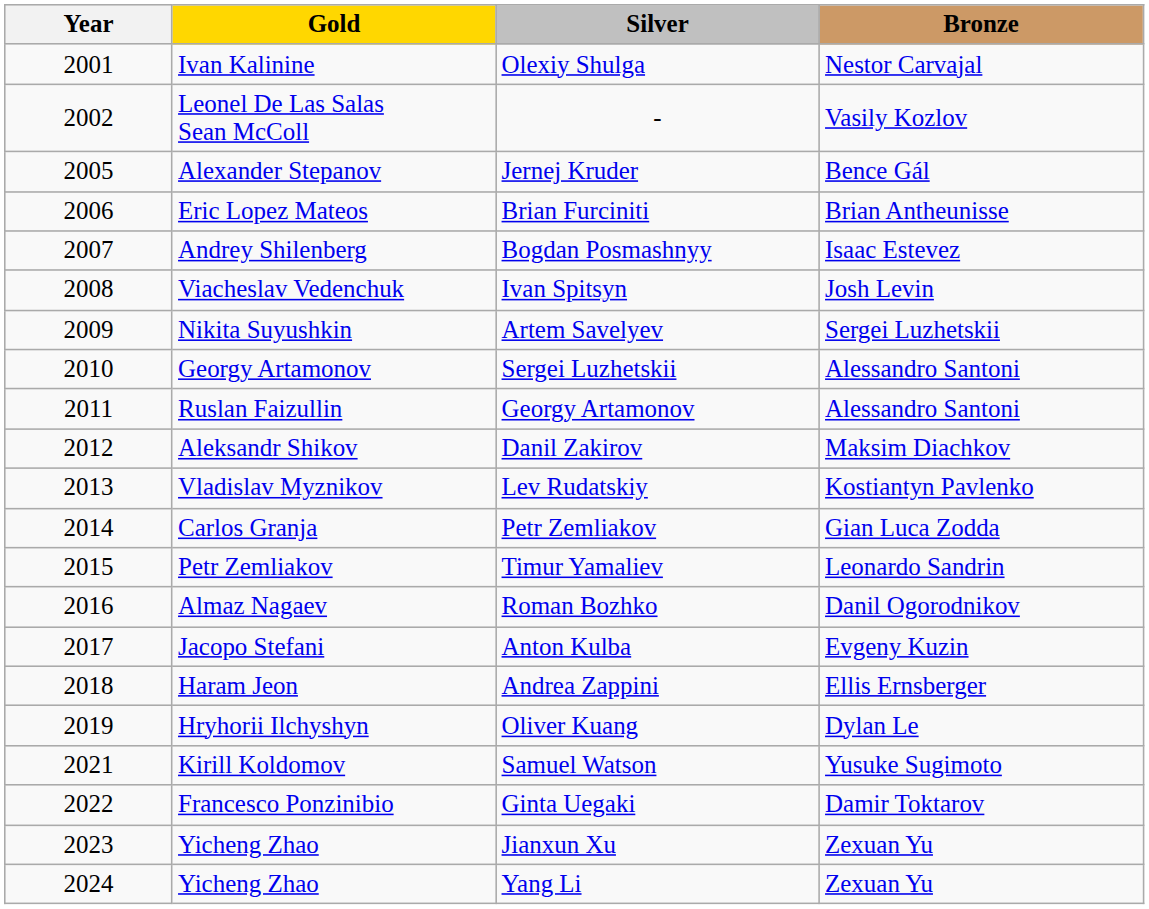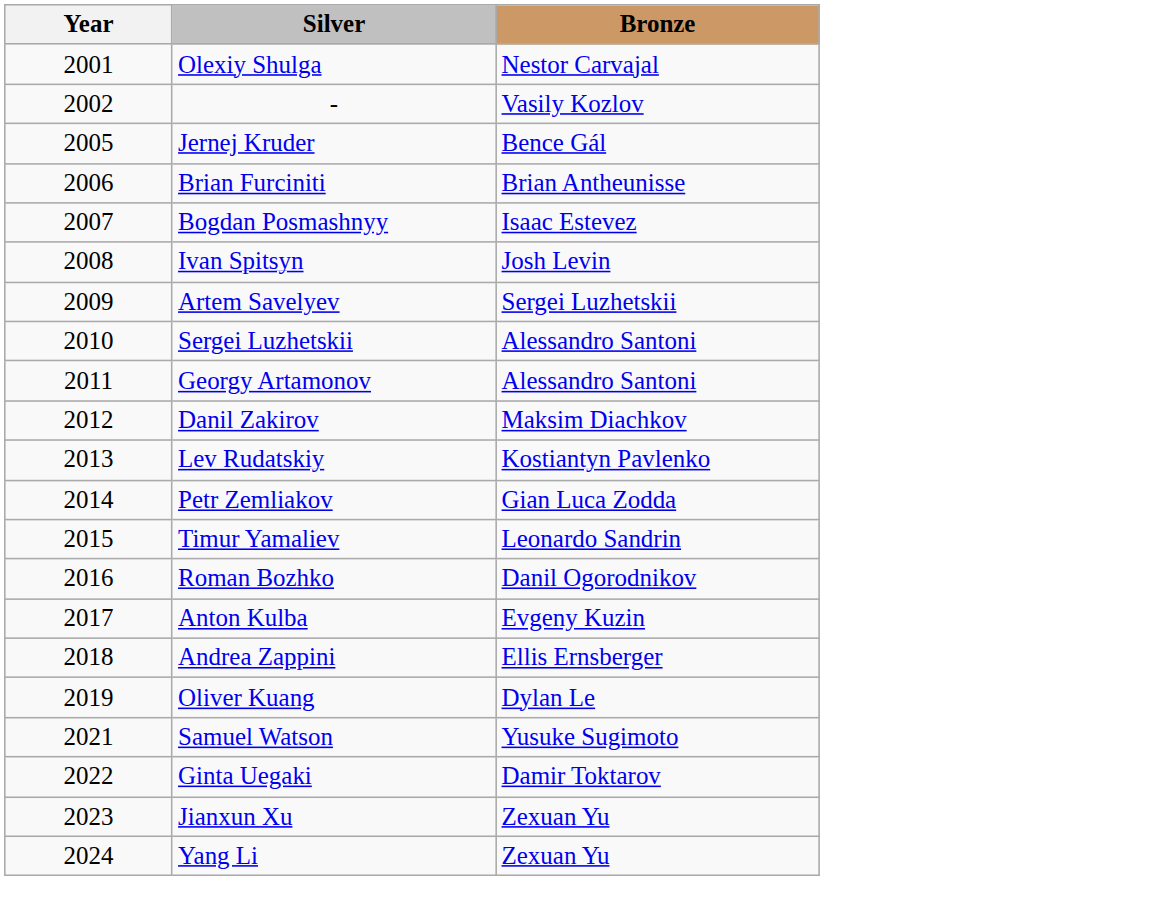- column: (334, 24)
